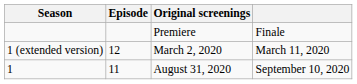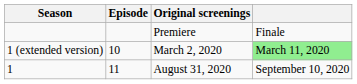(114, 50) 12 -> (114, 50) 10
(293, 50) no background -> (293, 50) lightgreen background
